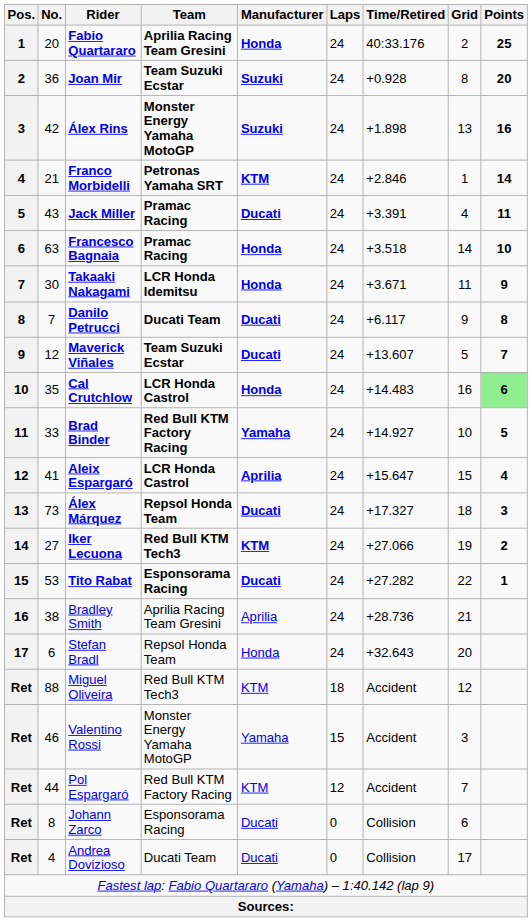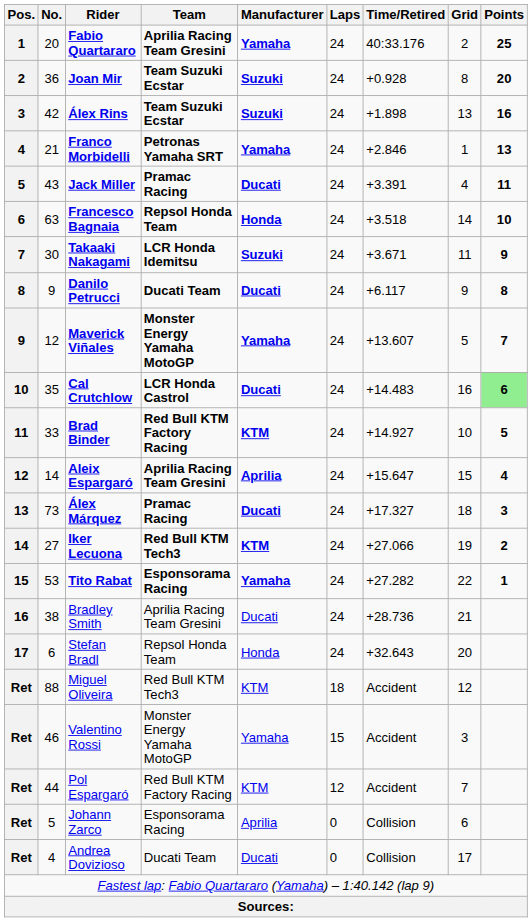(261, 43) Honda -> (266, 43) Yamaha
(169, 128) Monster Energy Yamaha MotoGP -> (183, 114) Team Suzuki Ecstar
(255, 178) KTM -> (266, 149) Yamaha
(504, 178) 14 -> (504, 149) 13
(167, 249) Pramac Racing -> (188, 220) Repsol Honda Team
(261, 284) Honda -> (262, 255) Suzuki
(52, 319) 7 -> (52, 290) 9
(183, 355) Team Suzuki Ecstar -> (169, 340) Monster Energy Yamaha MotoGP
(261, 355) Ducati -> (266, 340) Yamaha
(261, 390) Honda -> (261, 390) Ducati
(266, 433) Yamaha -> (255, 433) KTM
(52, 475) 41 -> (52, 475) 14
(179, 475) LCR Honda Castrol -> (188, 475) Aprilia Racing Team Gresini
(188, 511) Repsol Honda Team -> (167, 511) Pramac Racing
(261, 581) Ducati -> (266, 581) Yamaha
(259, 617) Aprilia -> (259, 617) Ducati
(52, 822) 8 -> (52, 822) 5
(259, 822) Ducati -> (259, 822) Aprilia
